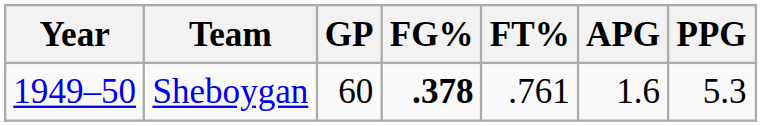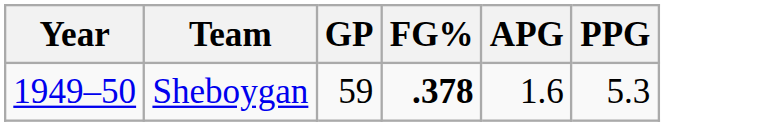- column: (530, 33)
(356, 91) 60 -> (356, 91) 59
